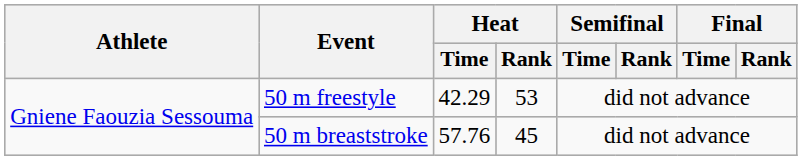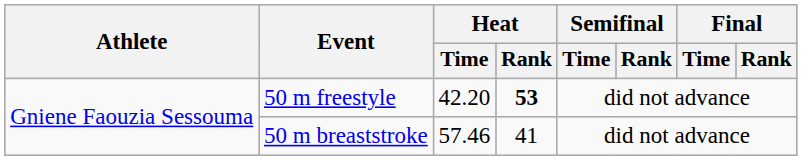(464, 97) 42.29 -> (464, 97) 42.20
(526, 97) normal -> (526, 97) bold
(464, 135) 57.76 -> (464, 135) 57.46
(526, 135) 45 -> (526, 135) 41
